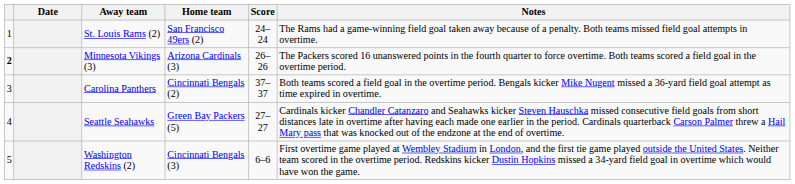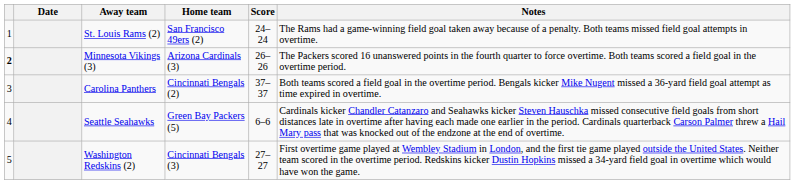(263, 121) 27–27 -> (263, 121) 6–6
(263, 160) 6–6 -> (263, 160) 27–27
